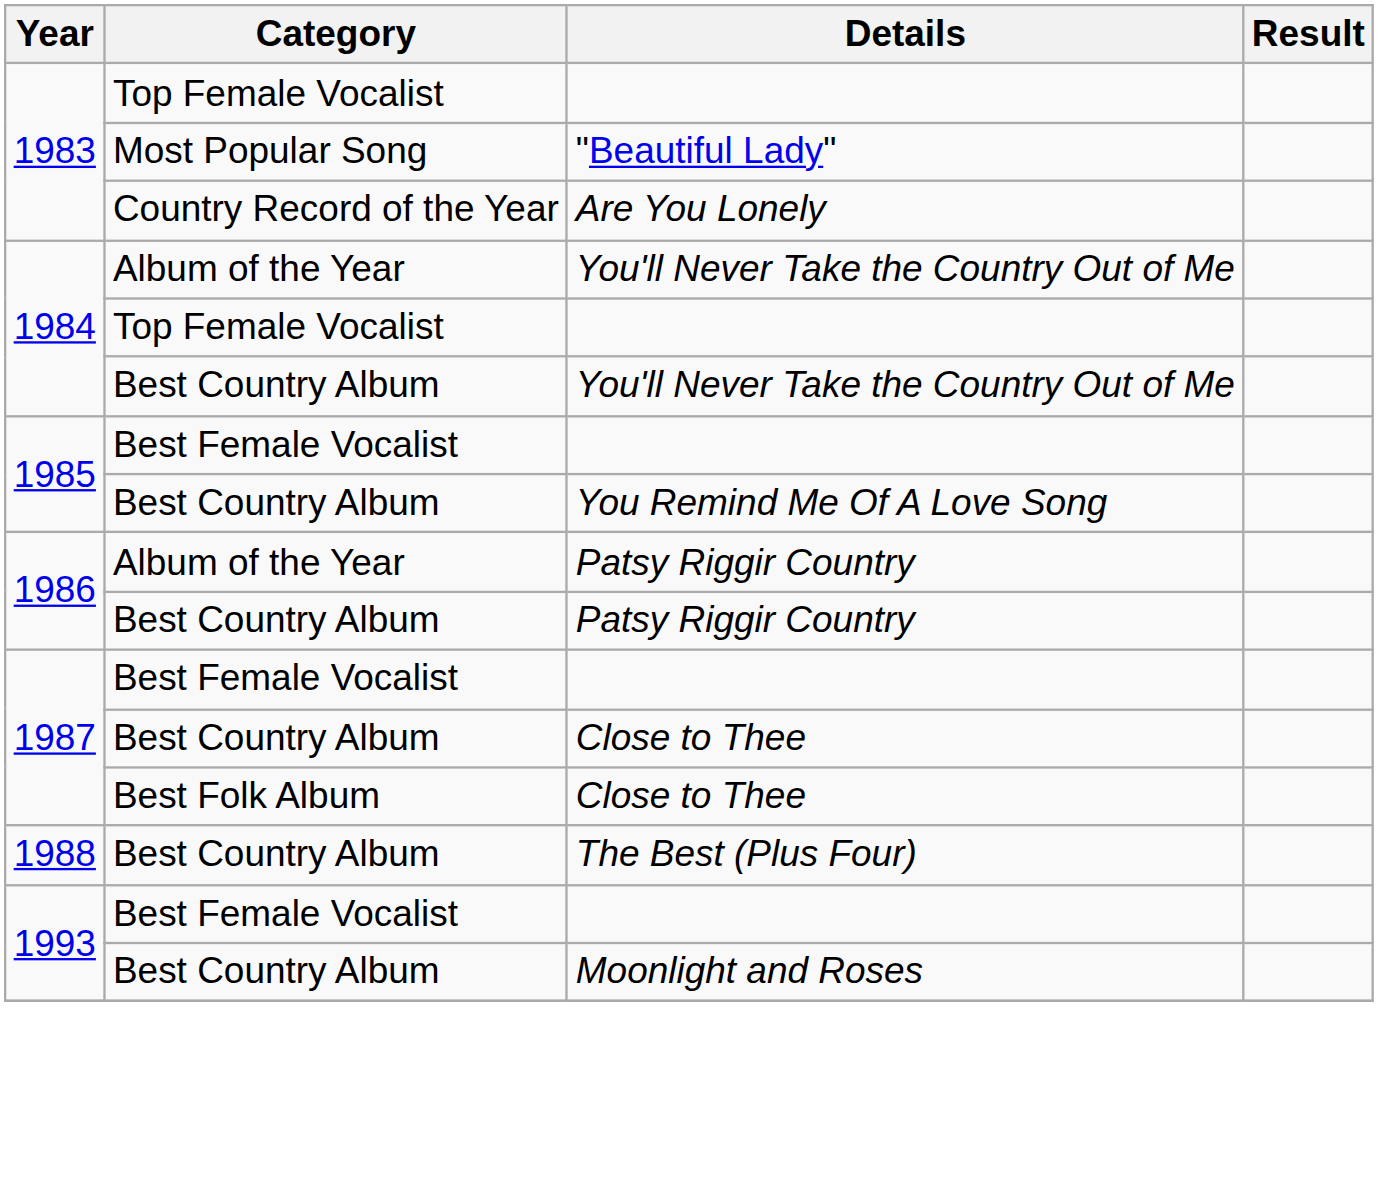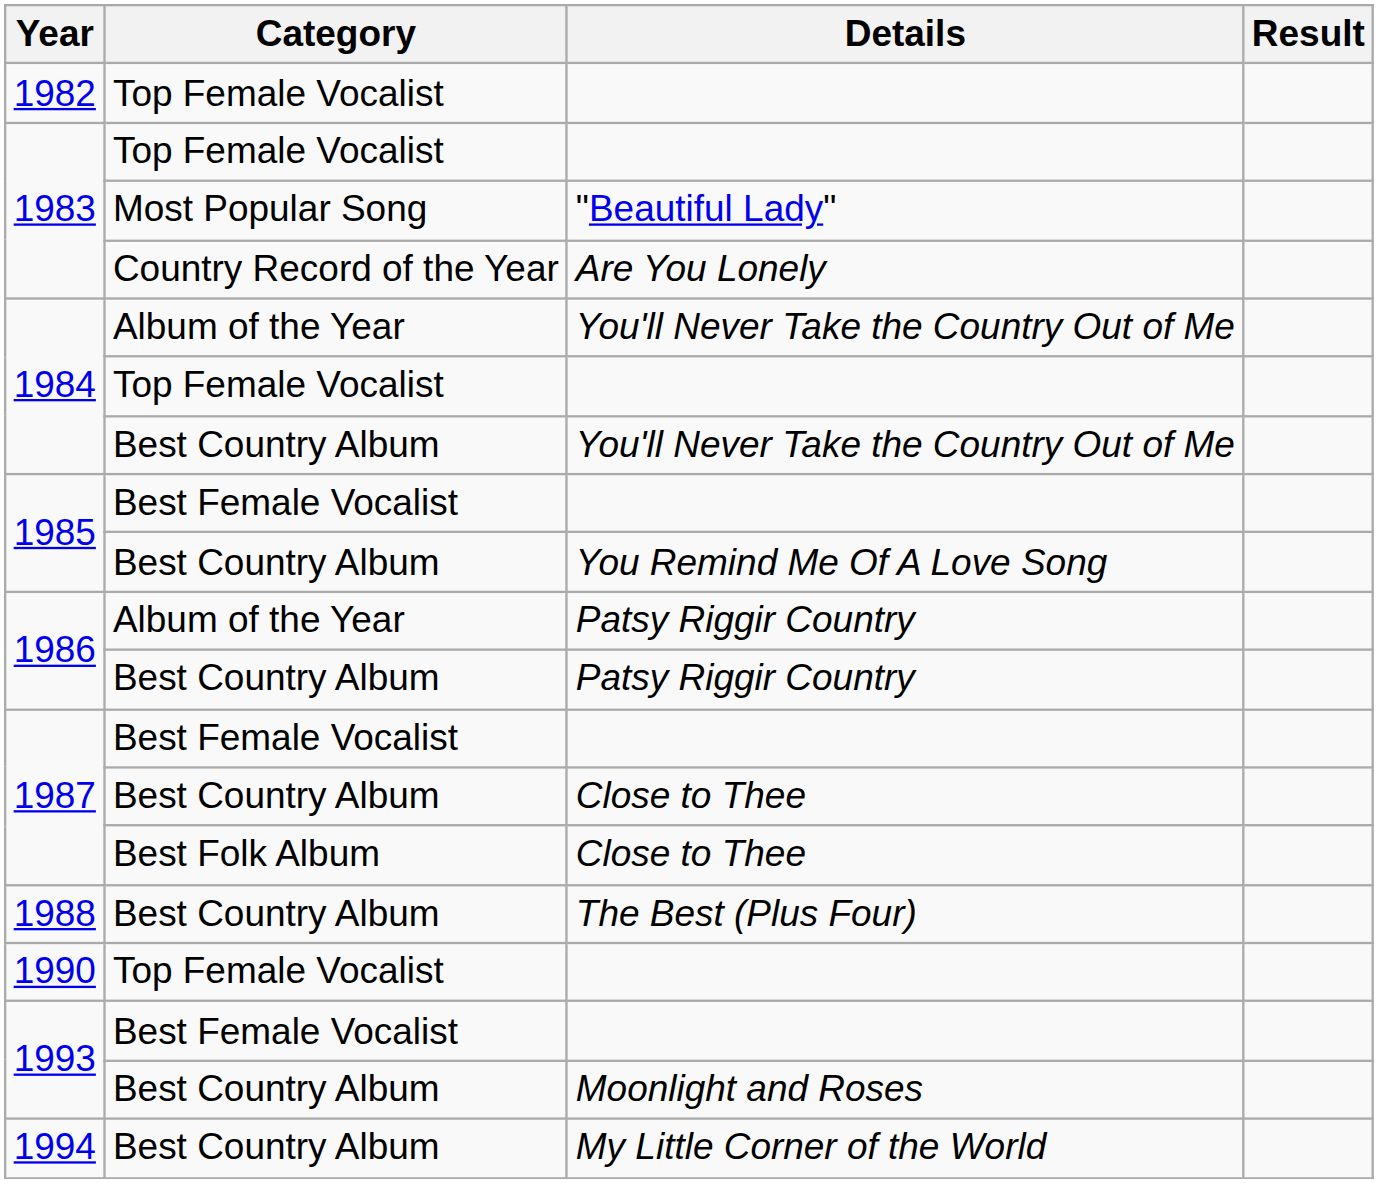+ row: (55, 92)
+ row: (55, 971)
+ row: (55, 1147)
